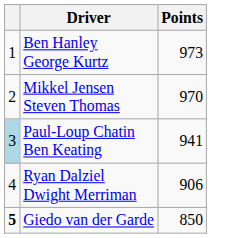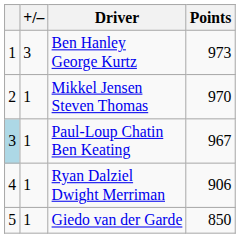+ column: (34, 17)
(191, 141) 941 -> (220, 141) 967
(12, 220) bold -> (12, 220) normal
